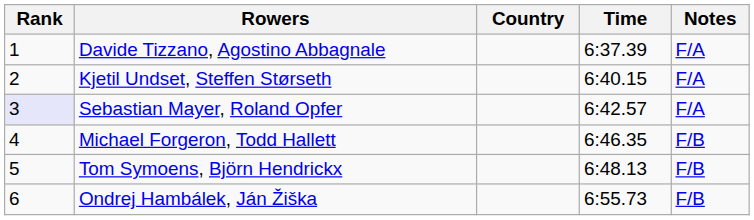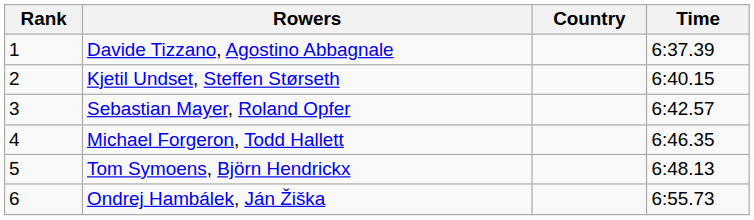- column: (710, 19)
(14, 109) lavender background -> (14, 109) no background
